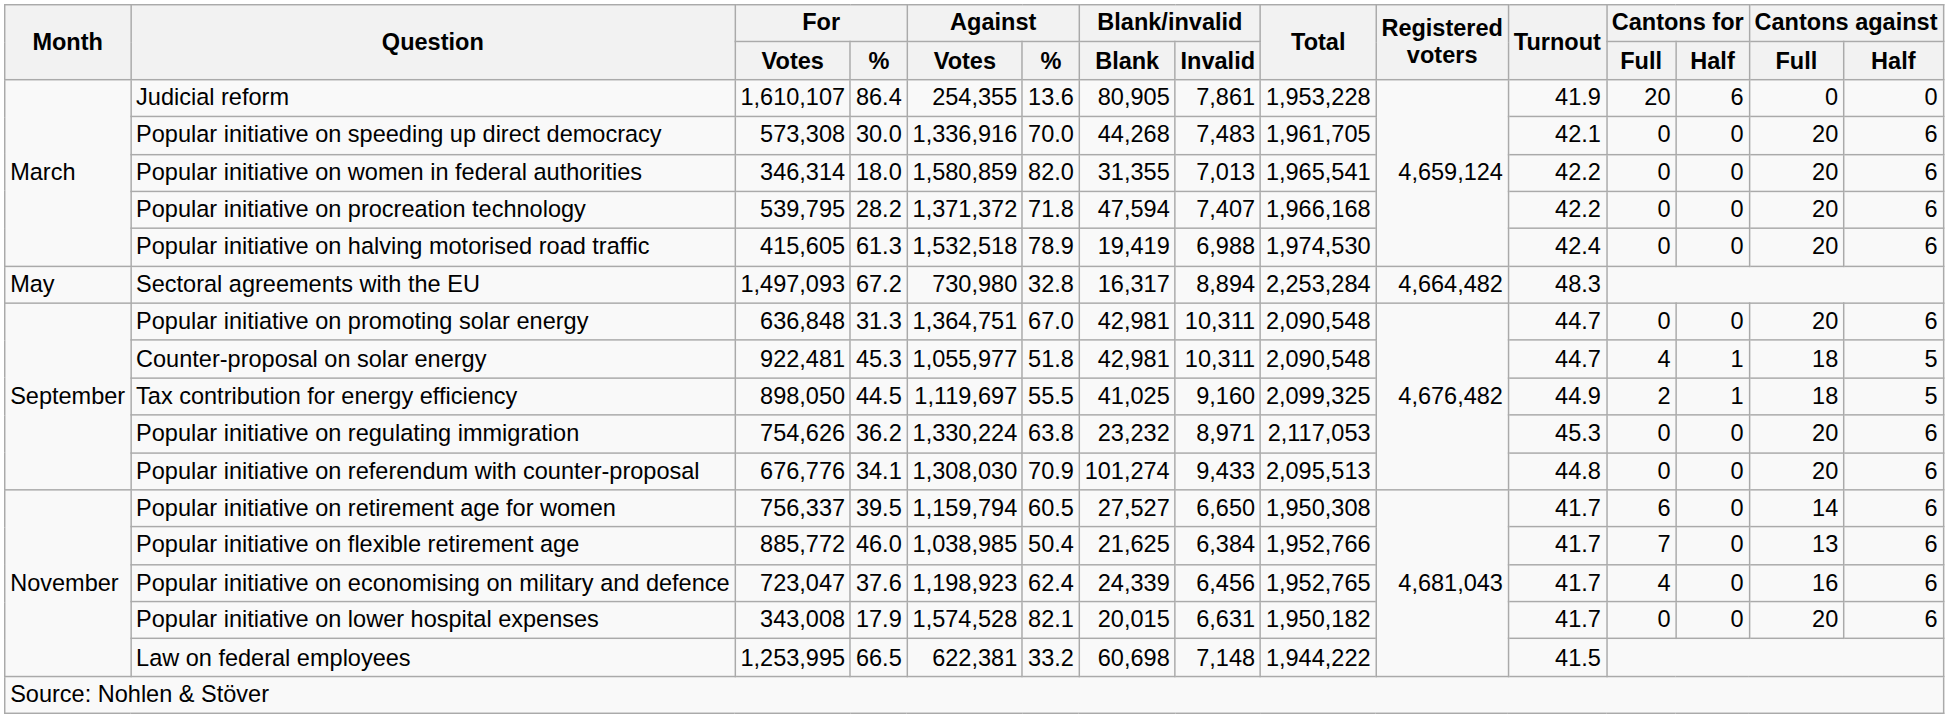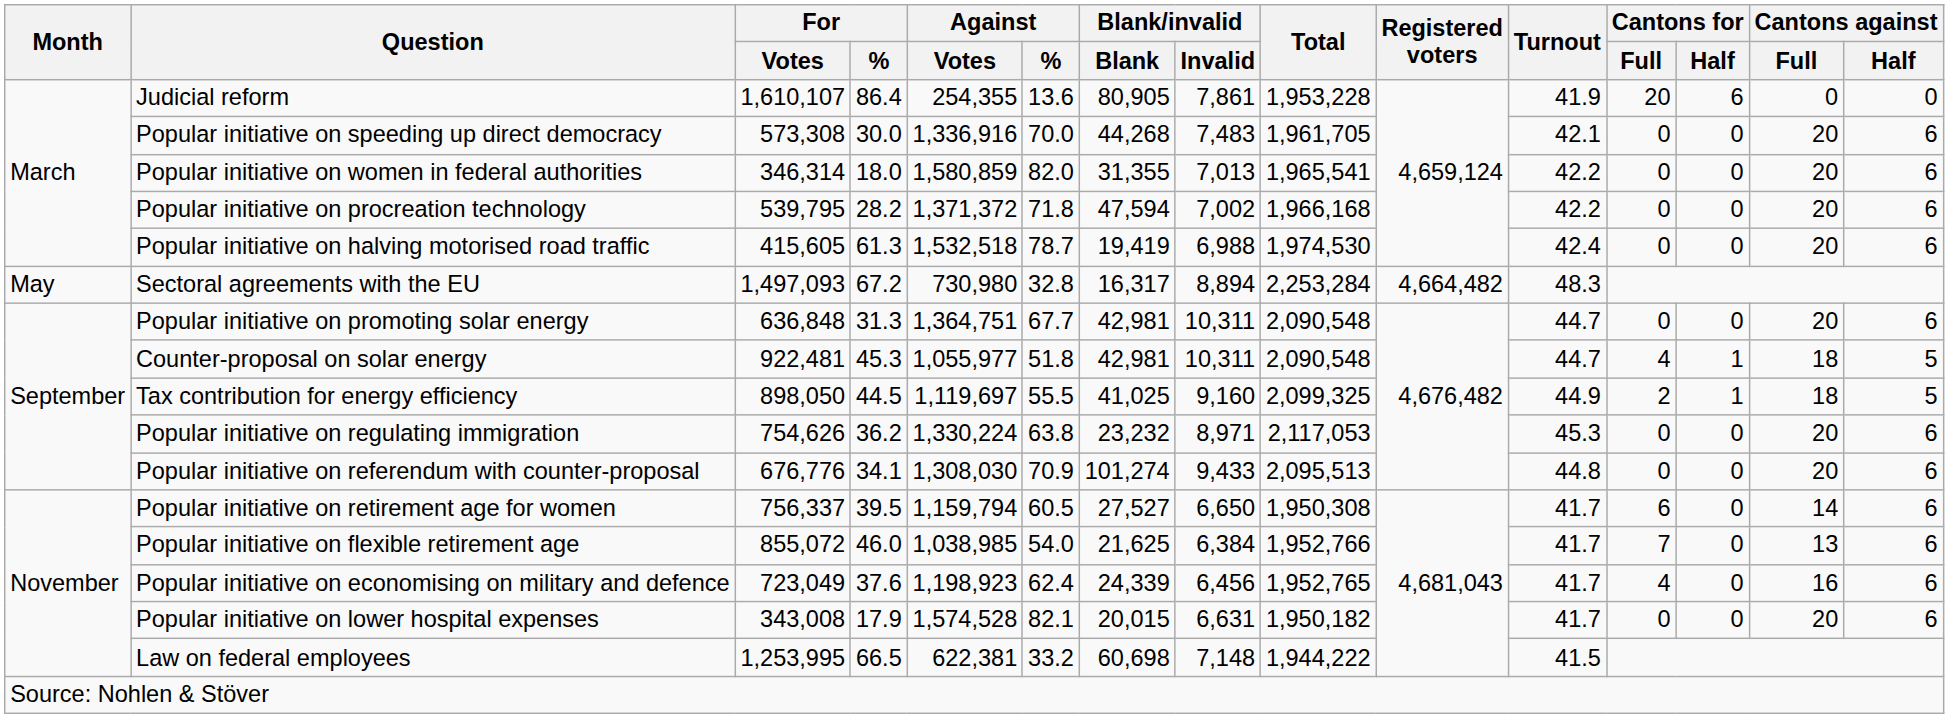(1226, 209) 7,407 -> (1226, 209) 7,002
(1051, 246) 78.9 -> (1051, 246) 78.7
(1051, 321) 67.0 -> (1051, 321) 67.7
(803, 545) 885,772 -> (803, 545) 855,072
(1051, 545) 50.4 -> (1051, 545) 54.0
(803, 582) 723,047 -> (803, 582) 723,049
